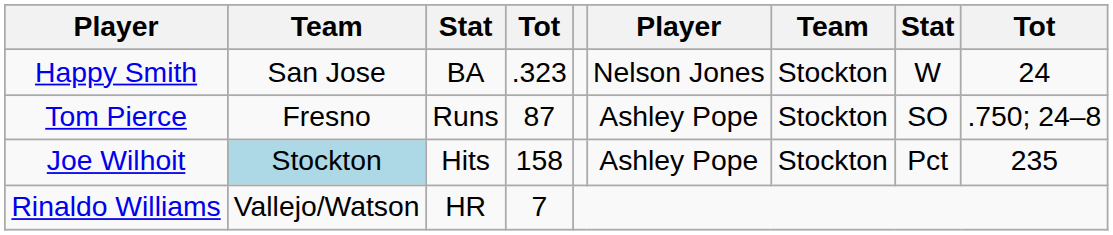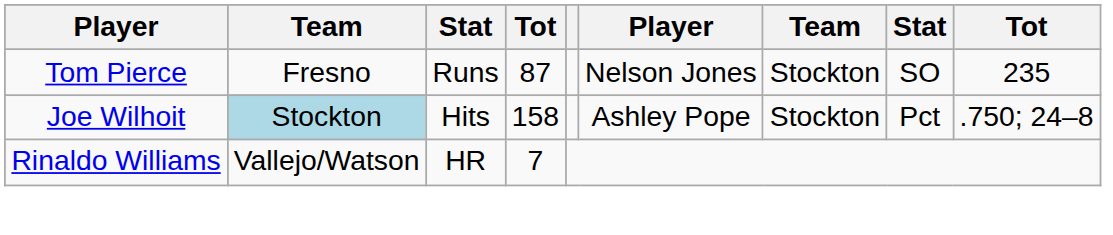- row: (116, 71)
(679, 116) Ashley Pope -> (671, 71) Nelson Jones
(1034, 116) .750; 24–8 -> (1027, 71) 235
(1034, 161) 235 -> (1027, 116) .750; 24–8
